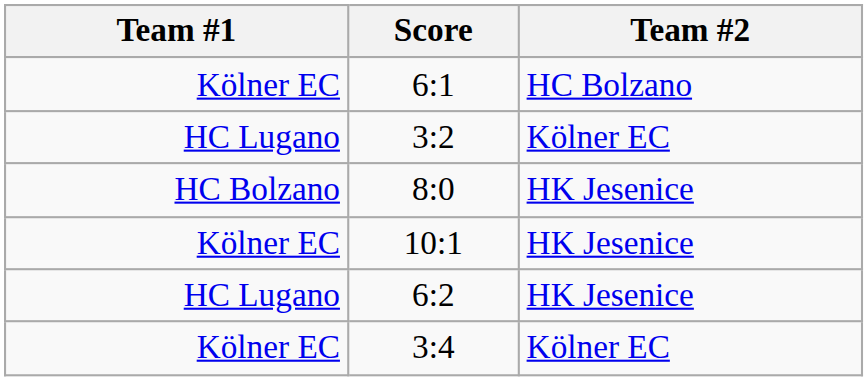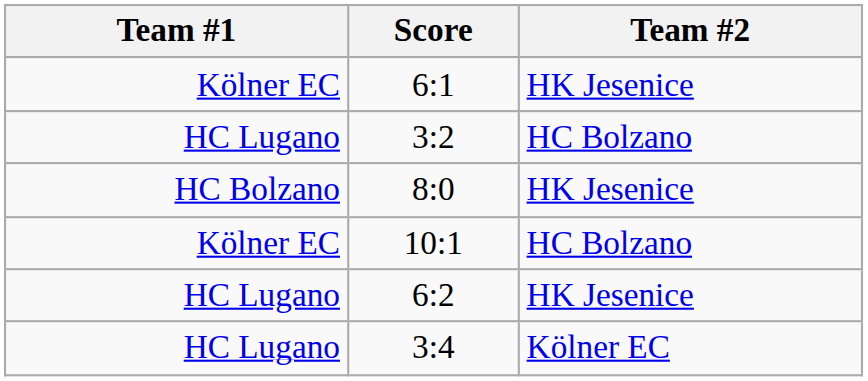(609, 83) HC Bolzano -> (610, 83) HK Jesenice
(598, 136) Kölner EC -> (609, 136) HC Bolzano
(610, 242) HK Jesenice -> (609, 242) HC Bolzano
(268, 347) Kölner EC -> (262, 347) HC Lugano
